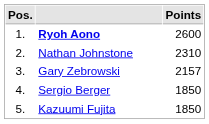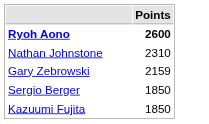- column: (20, 15)
(188, 34) normal -> (158, 34) bold
(188, 71) 2157 -> (158, 71) 2159
